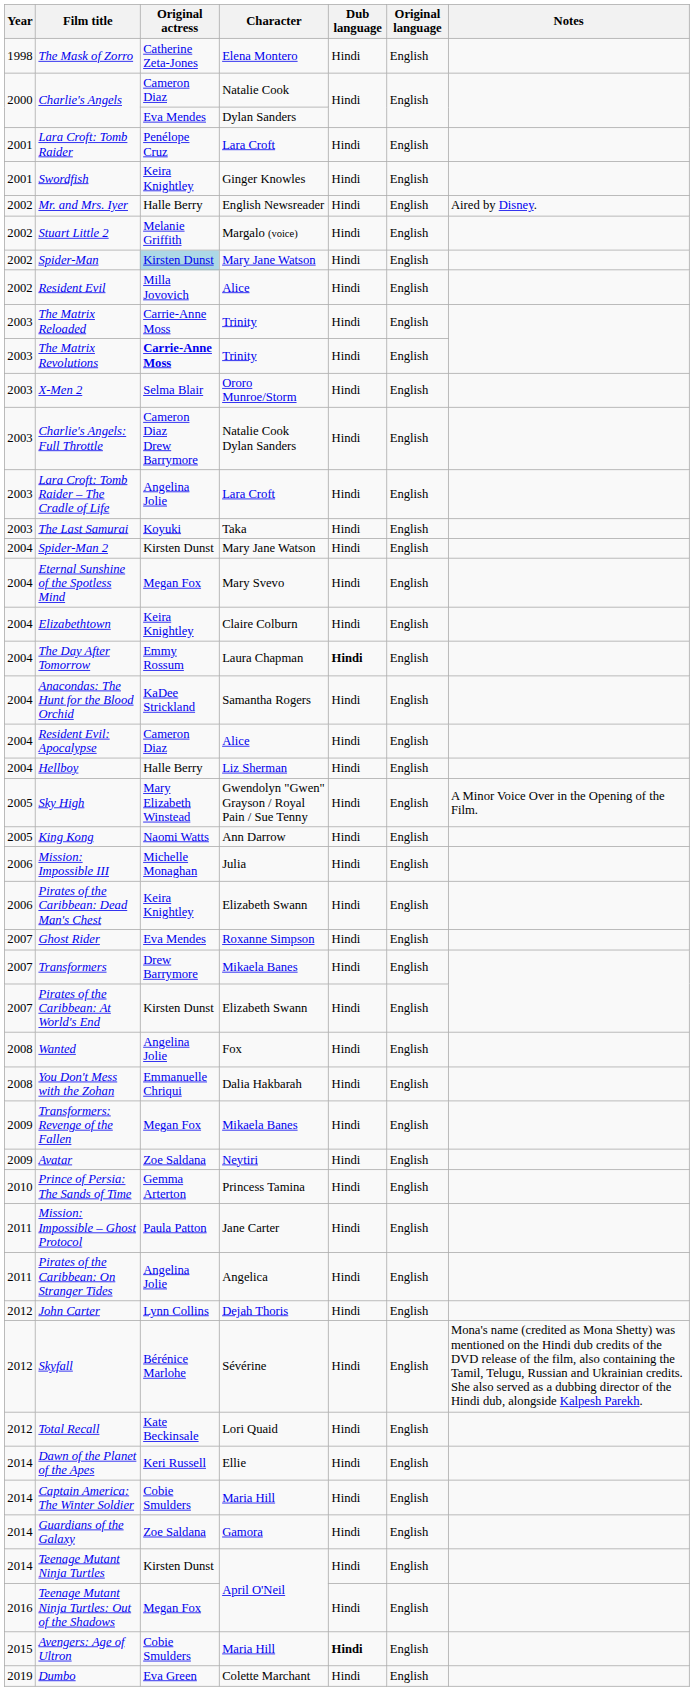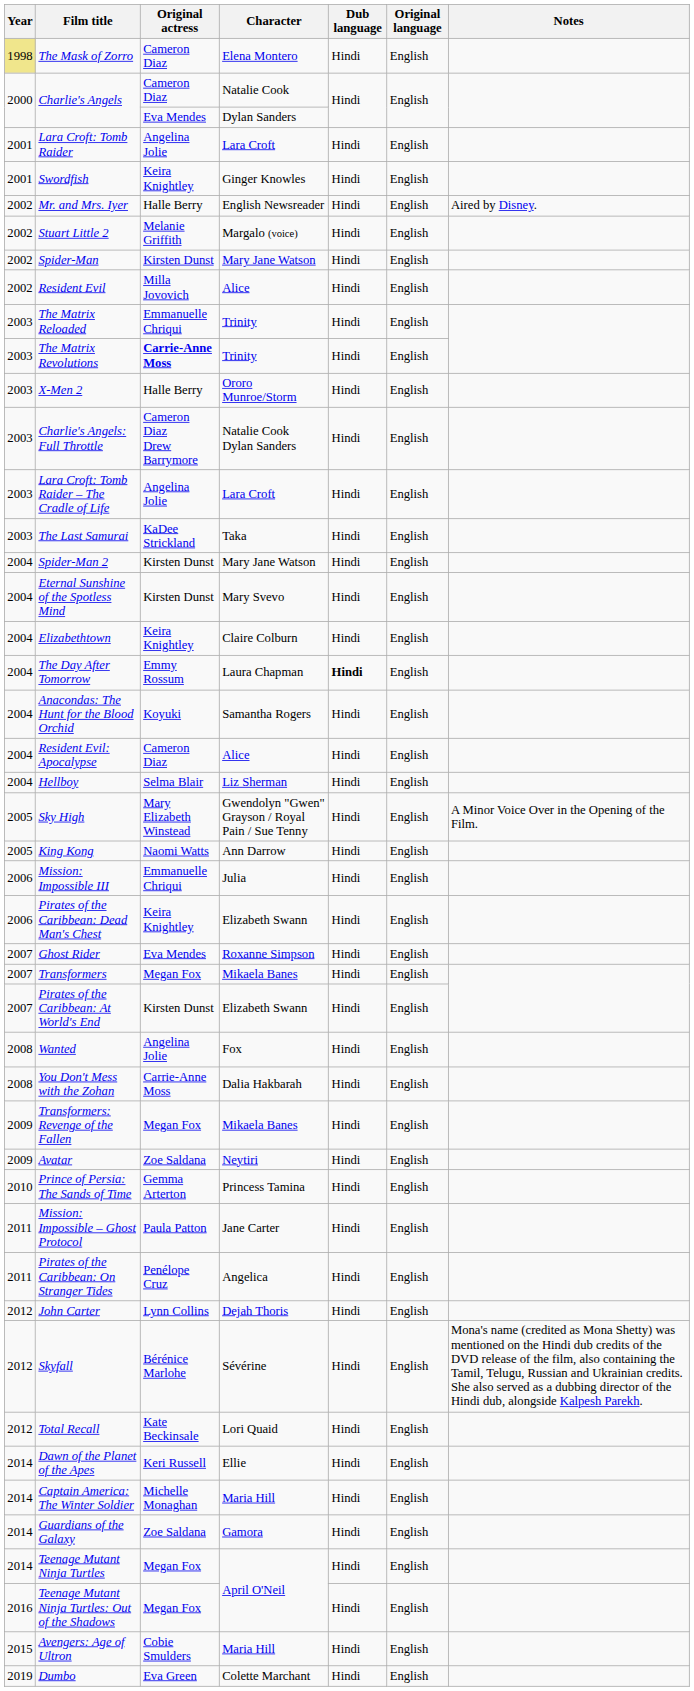(20, 55) no background -> (20, 55) khaki background
(171, 55) Catherine Zeta-Jones -> (166, 55) Cameron Diaz
(166, 144) Penélope Cruz -> (166, 144) Angelina Jolie
(178, 260) lightblue background -> (178, 260) no background
(175, 321) Carrie-Anne Moss -> (175, 321) Emmanuelle Chriqui
(173, 390) Selma Blair -> (173, 390) Halle Berry
(162, 528) Koyuki -> (169, 535) KaDee Strickland
(172, 582) Megan Fox -> (178, 597) Kirsten Dunst
(169, 699) KaDee Strickland -> (162, 714) Koyuki
(173, 768) Halle Berry -> (173, 782) Selma Blair
(170, 864) Michelle Monaghan -> (175, 878) Emmanuelle Chriqui
(171, 966) Drew Barrymore -> (172, 973) Megan Fox
(175, 1083) Emmanuelle Chriqui -> (175, 1083) Carrie-Anne Moss
(166, 1276) Angelina Jolie -> (166, 1276) Penélope Cruz
(167, 1497) Cobie Smulders -> (170, 1497) Michelle Monaghan
(178, 1566) Kirsten Dunst -> (172, 1566) Megan Fox
(347, 1648) bold -> (346, 1648) normal
